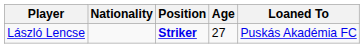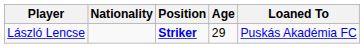(219, 33) 27 -> (219, 33) 29
